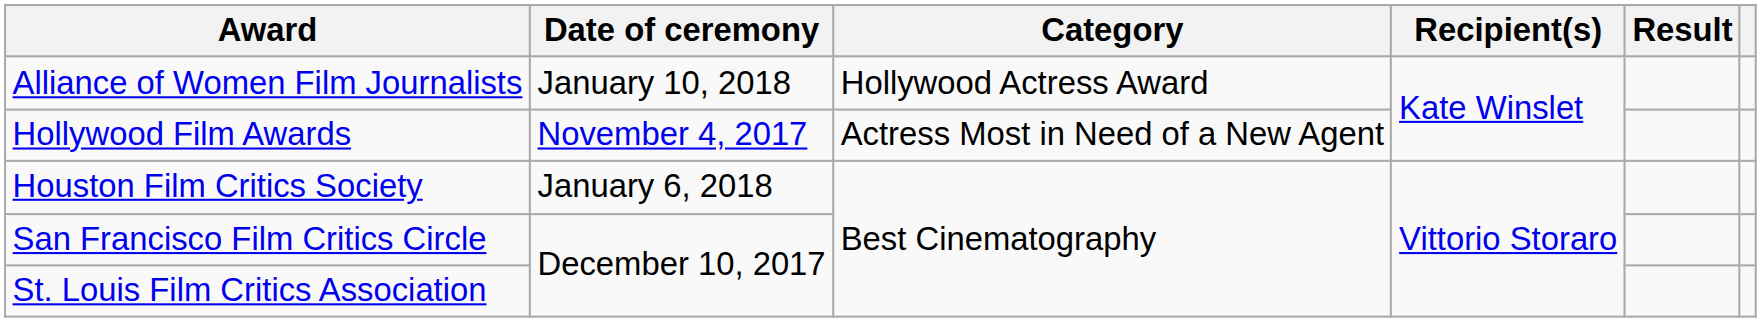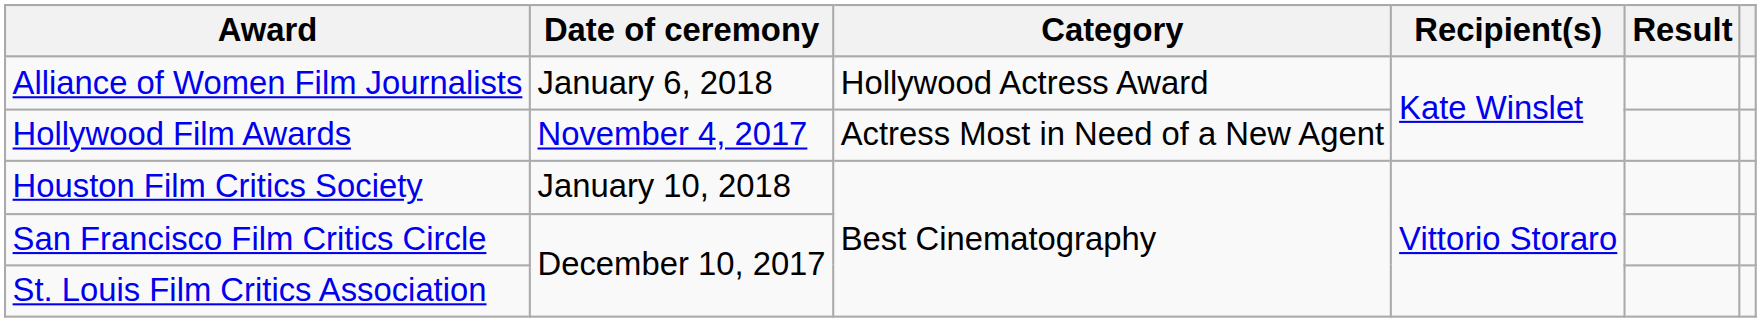(664, 82) January 10, 2018 -> (655, 82) January 6, 2018
(655, 186) January 6, 2018 -> (664, 186) January 10, 2018
